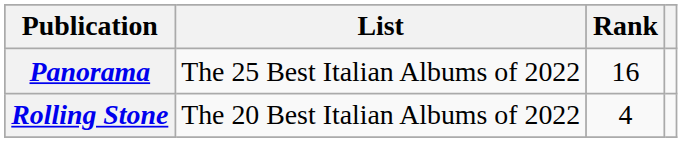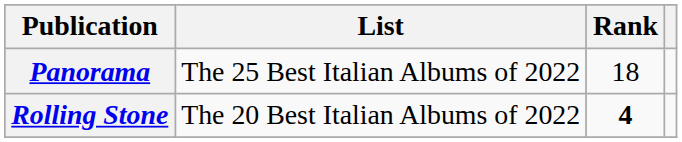(625, 70) 16 -> (625, 70) 18
(625, 114) normal -> (625, 114) bold
